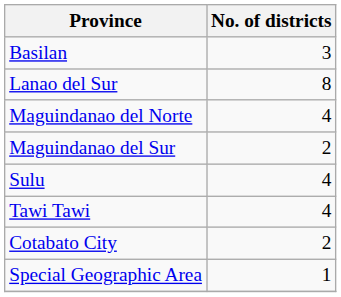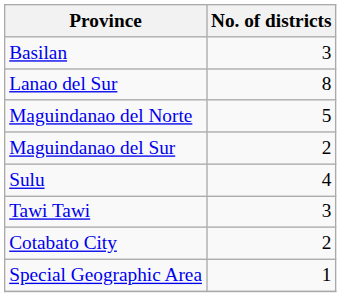(327, 116) 4 -> (327, 116) 5
(327, 211) 4 -> (327, 211) 3
